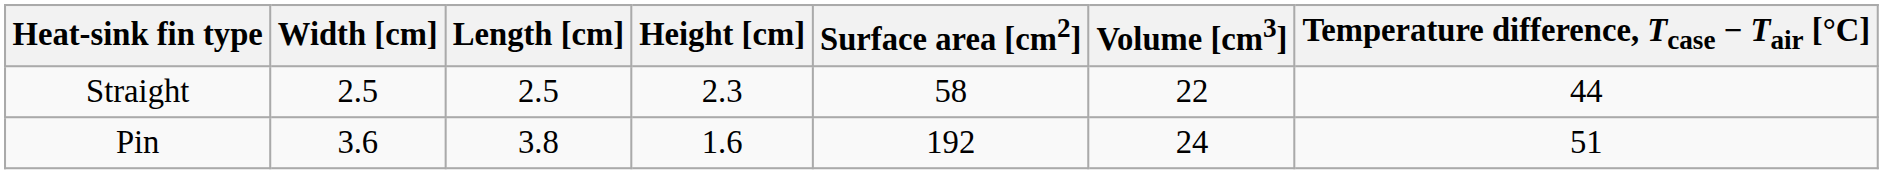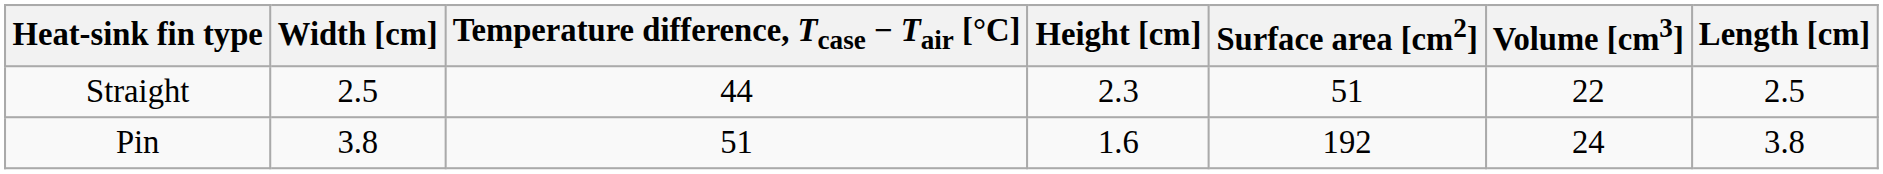columns swapped: (538, 34) <-> (1586, 34)
(951, 90) 58 -> (1347, 90) 51
(358, 142) 3.6 -> (358, 142) 3.8
